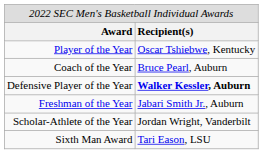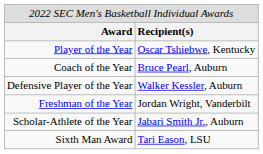(194, 86) bold -> (190, 86) normal
(191, 104) Jabari Smith Jr., Auburn -> (194, 104) Jordan Wright, Vanderbilt
(194, 122) Jordan Wright, Vanderbilt -> (191, 122) Jabari Smith Jr., Auburn
